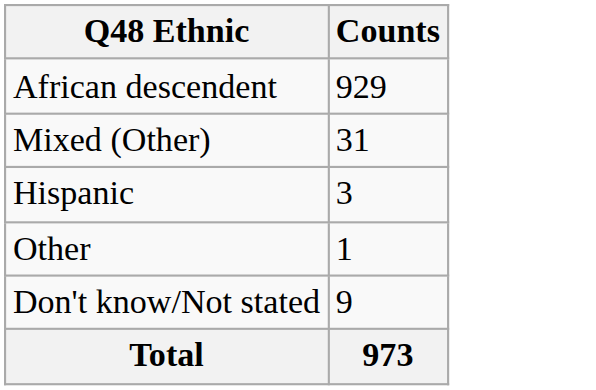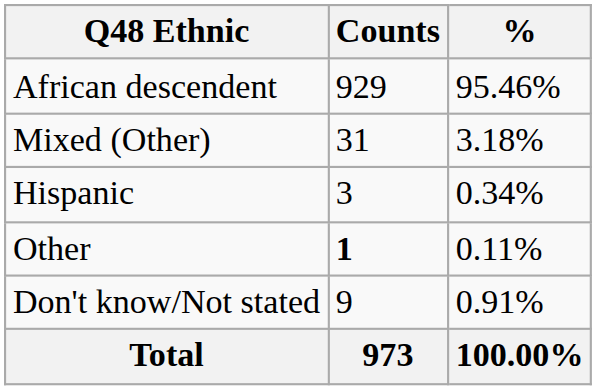+ column: (520, 31)
(344, 247) normal -> (344, 247) bold
